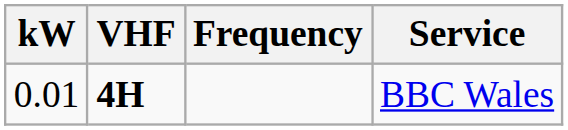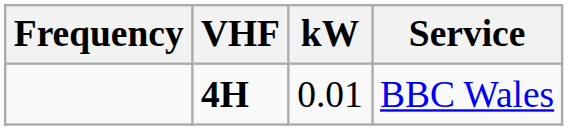columns swapped: (278, 34) <-> (47, 34)
